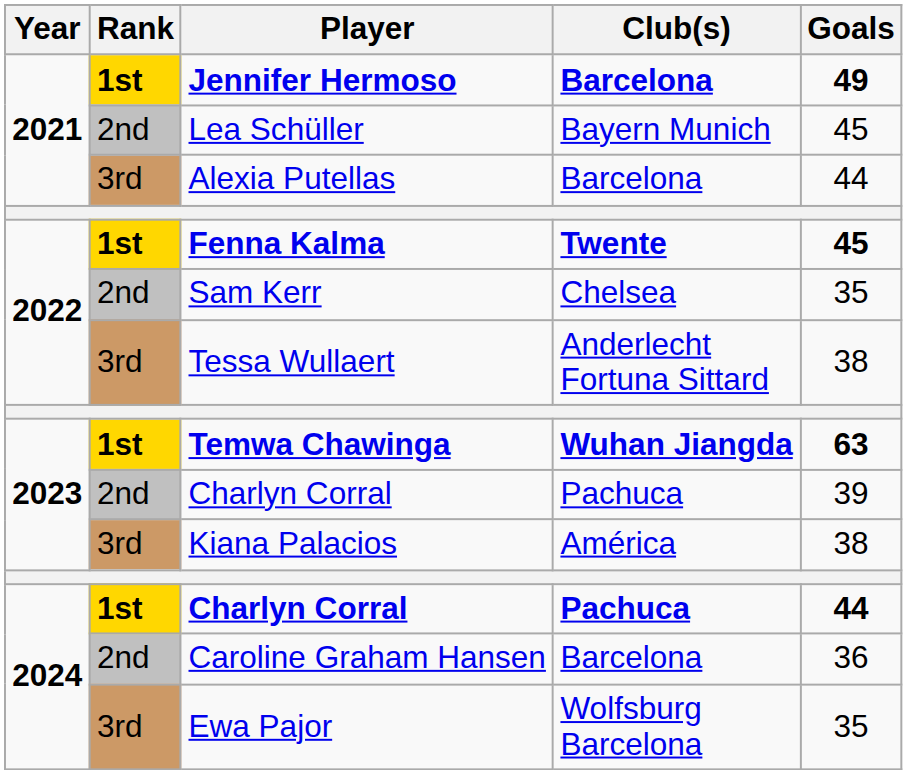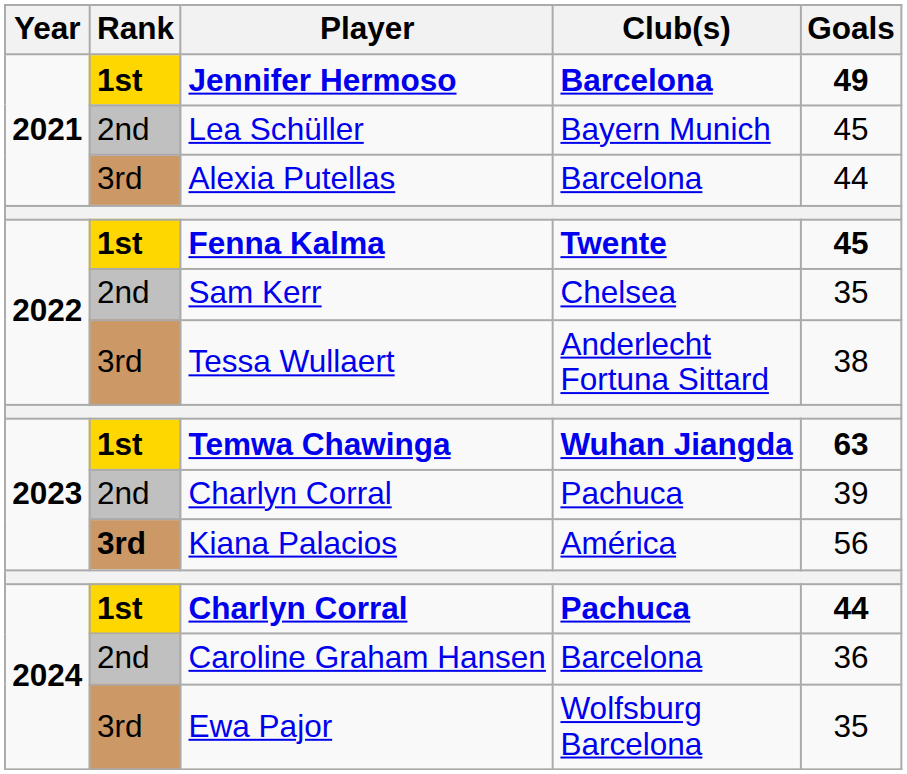(120, 543) normal -> (121, 543) bold
(851, 543) 38 -> (851, 543) 56
